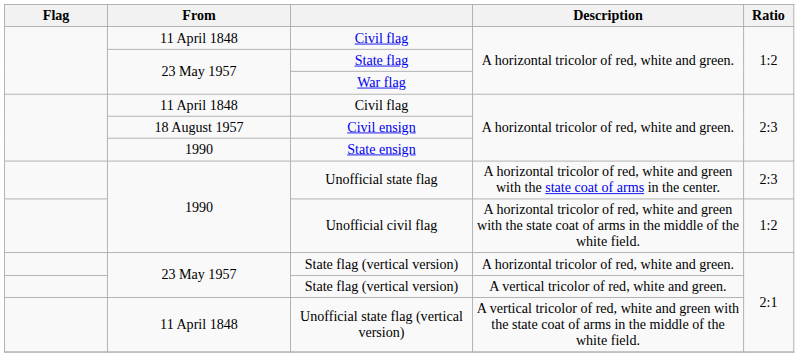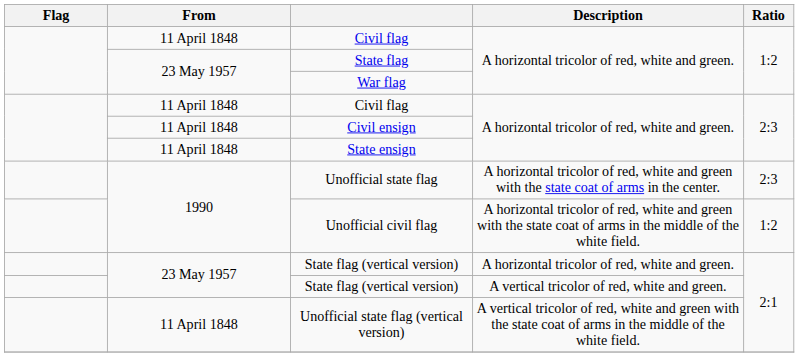(199, 127) 18 August 1957 -> (199, 127) 11 April 1848
(199, 149) 1990 -> (199, 149) 11 April 1848
